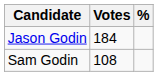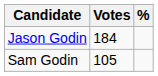(105, 60) 108 -> (105, 60) 105
